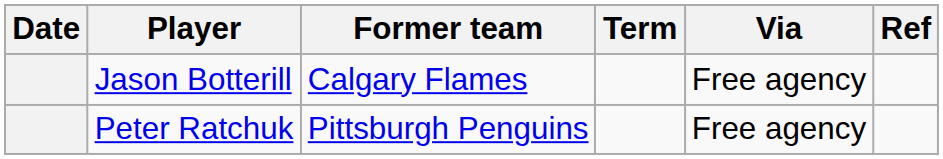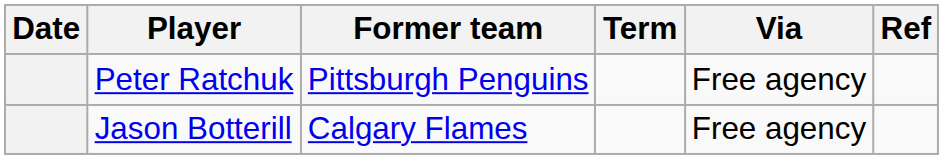rows swapped: (194, 128) <-> (193, 79)
